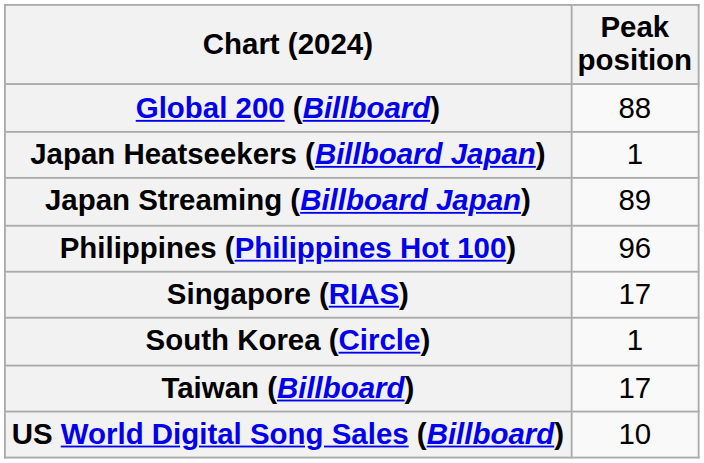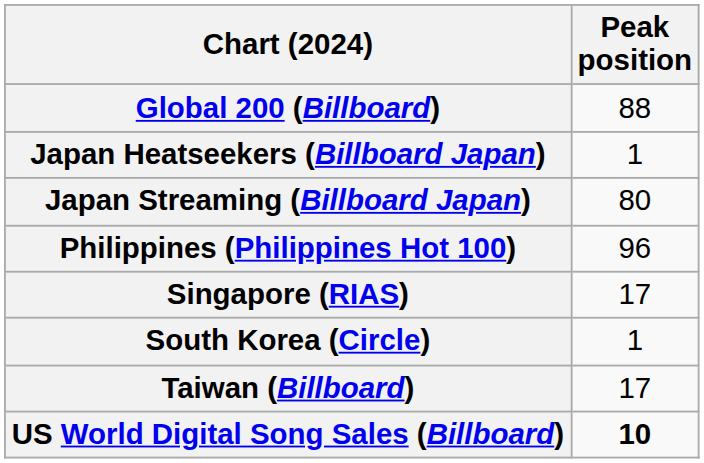(635, 201) 89 -> (635, 201) 80
(635, 434) normal -> (635, 434) bold
